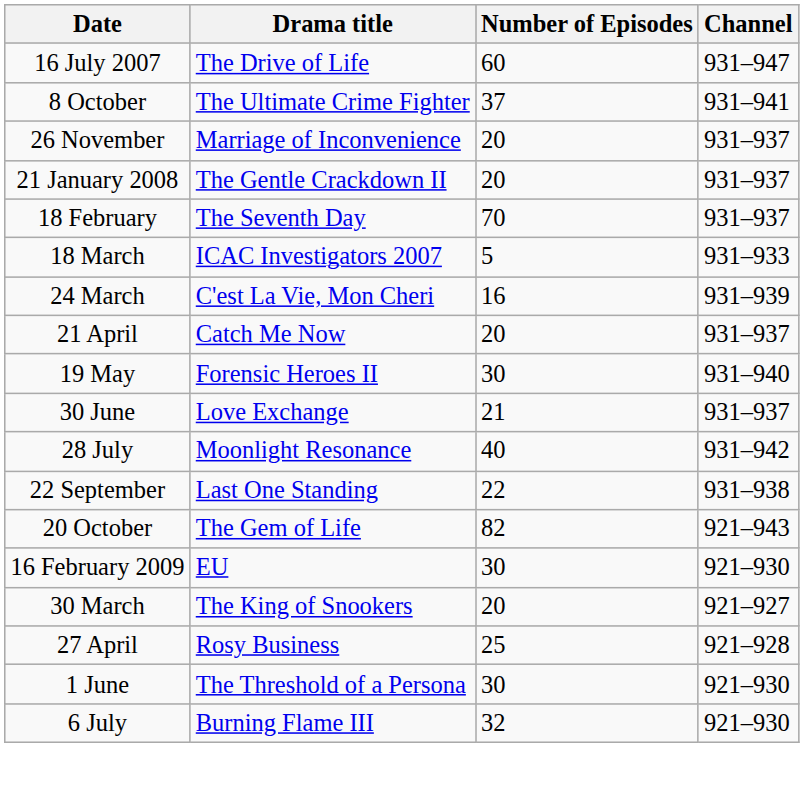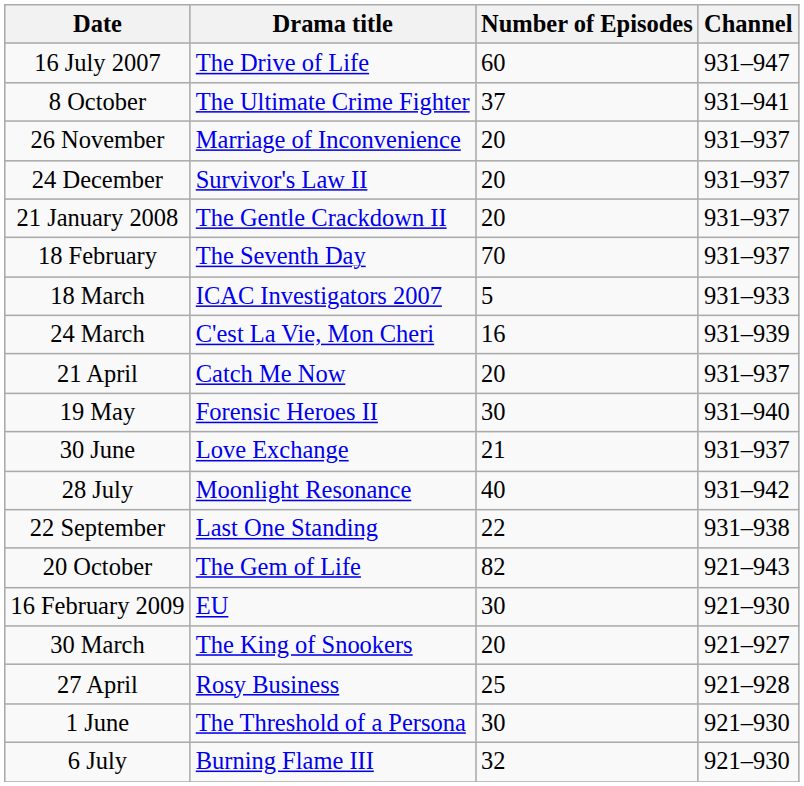+ row: (97, 179)
